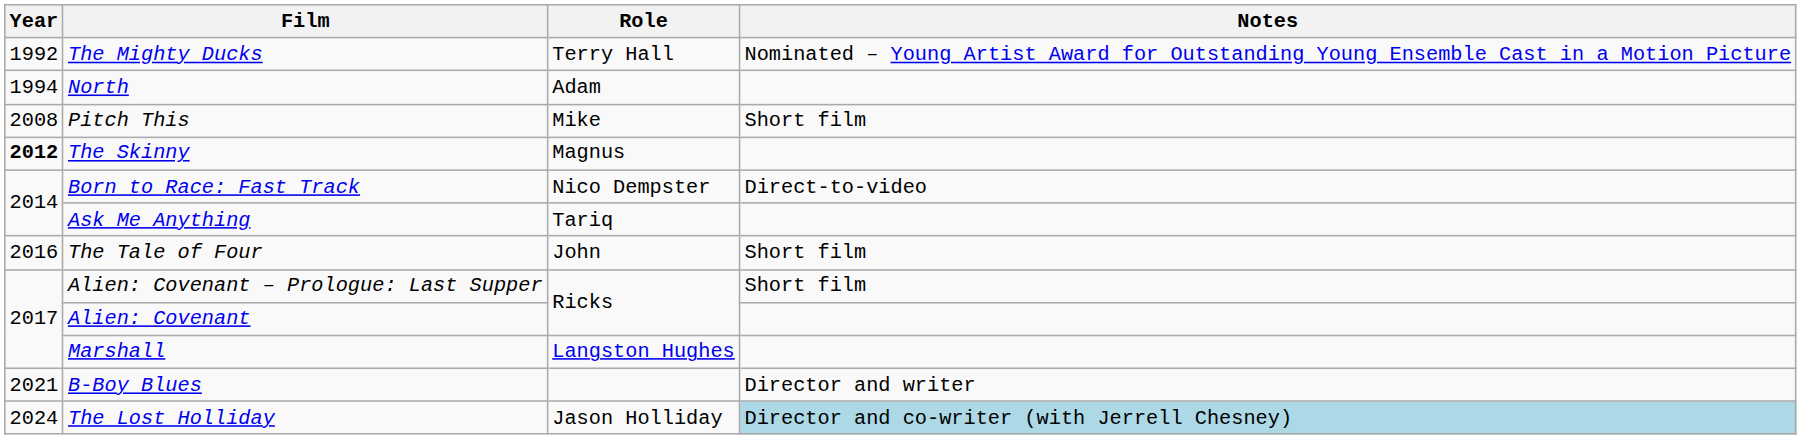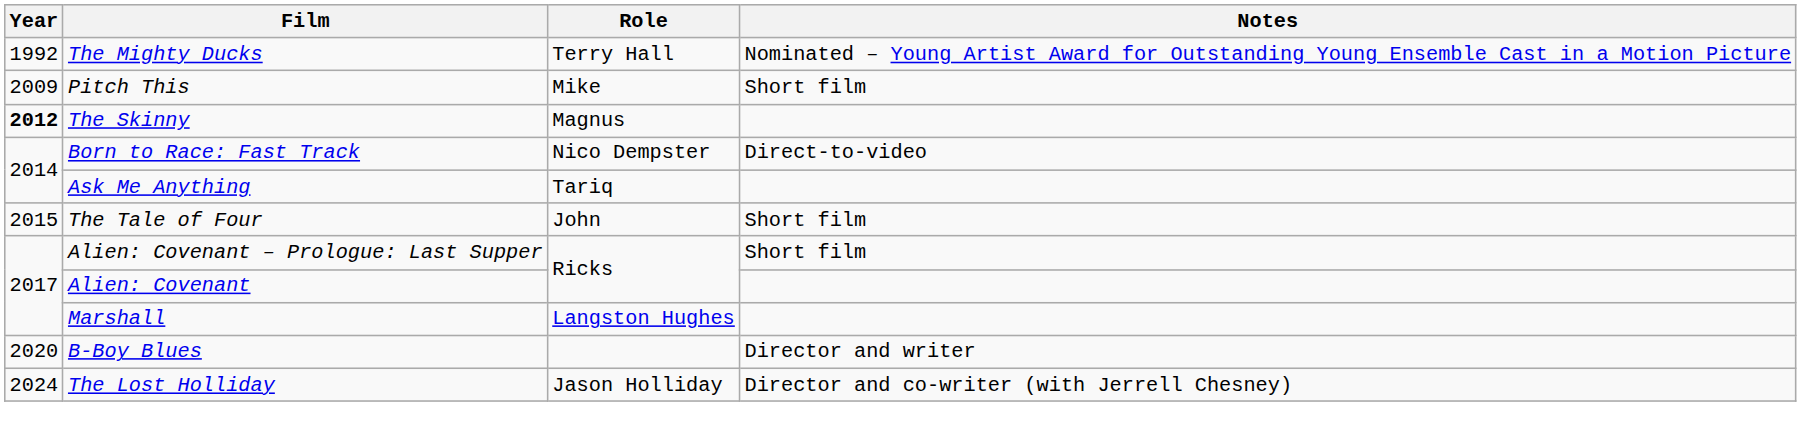- row: (98, 87)
(34, 120) 2008 -> (34, 87) 2009
(34, 253) 2016 -> (34, 220) 2015
(34, 385) 2021 -> (34, 352) 2020
(1018, 418) lightblue background -> (1018, 385) no background
